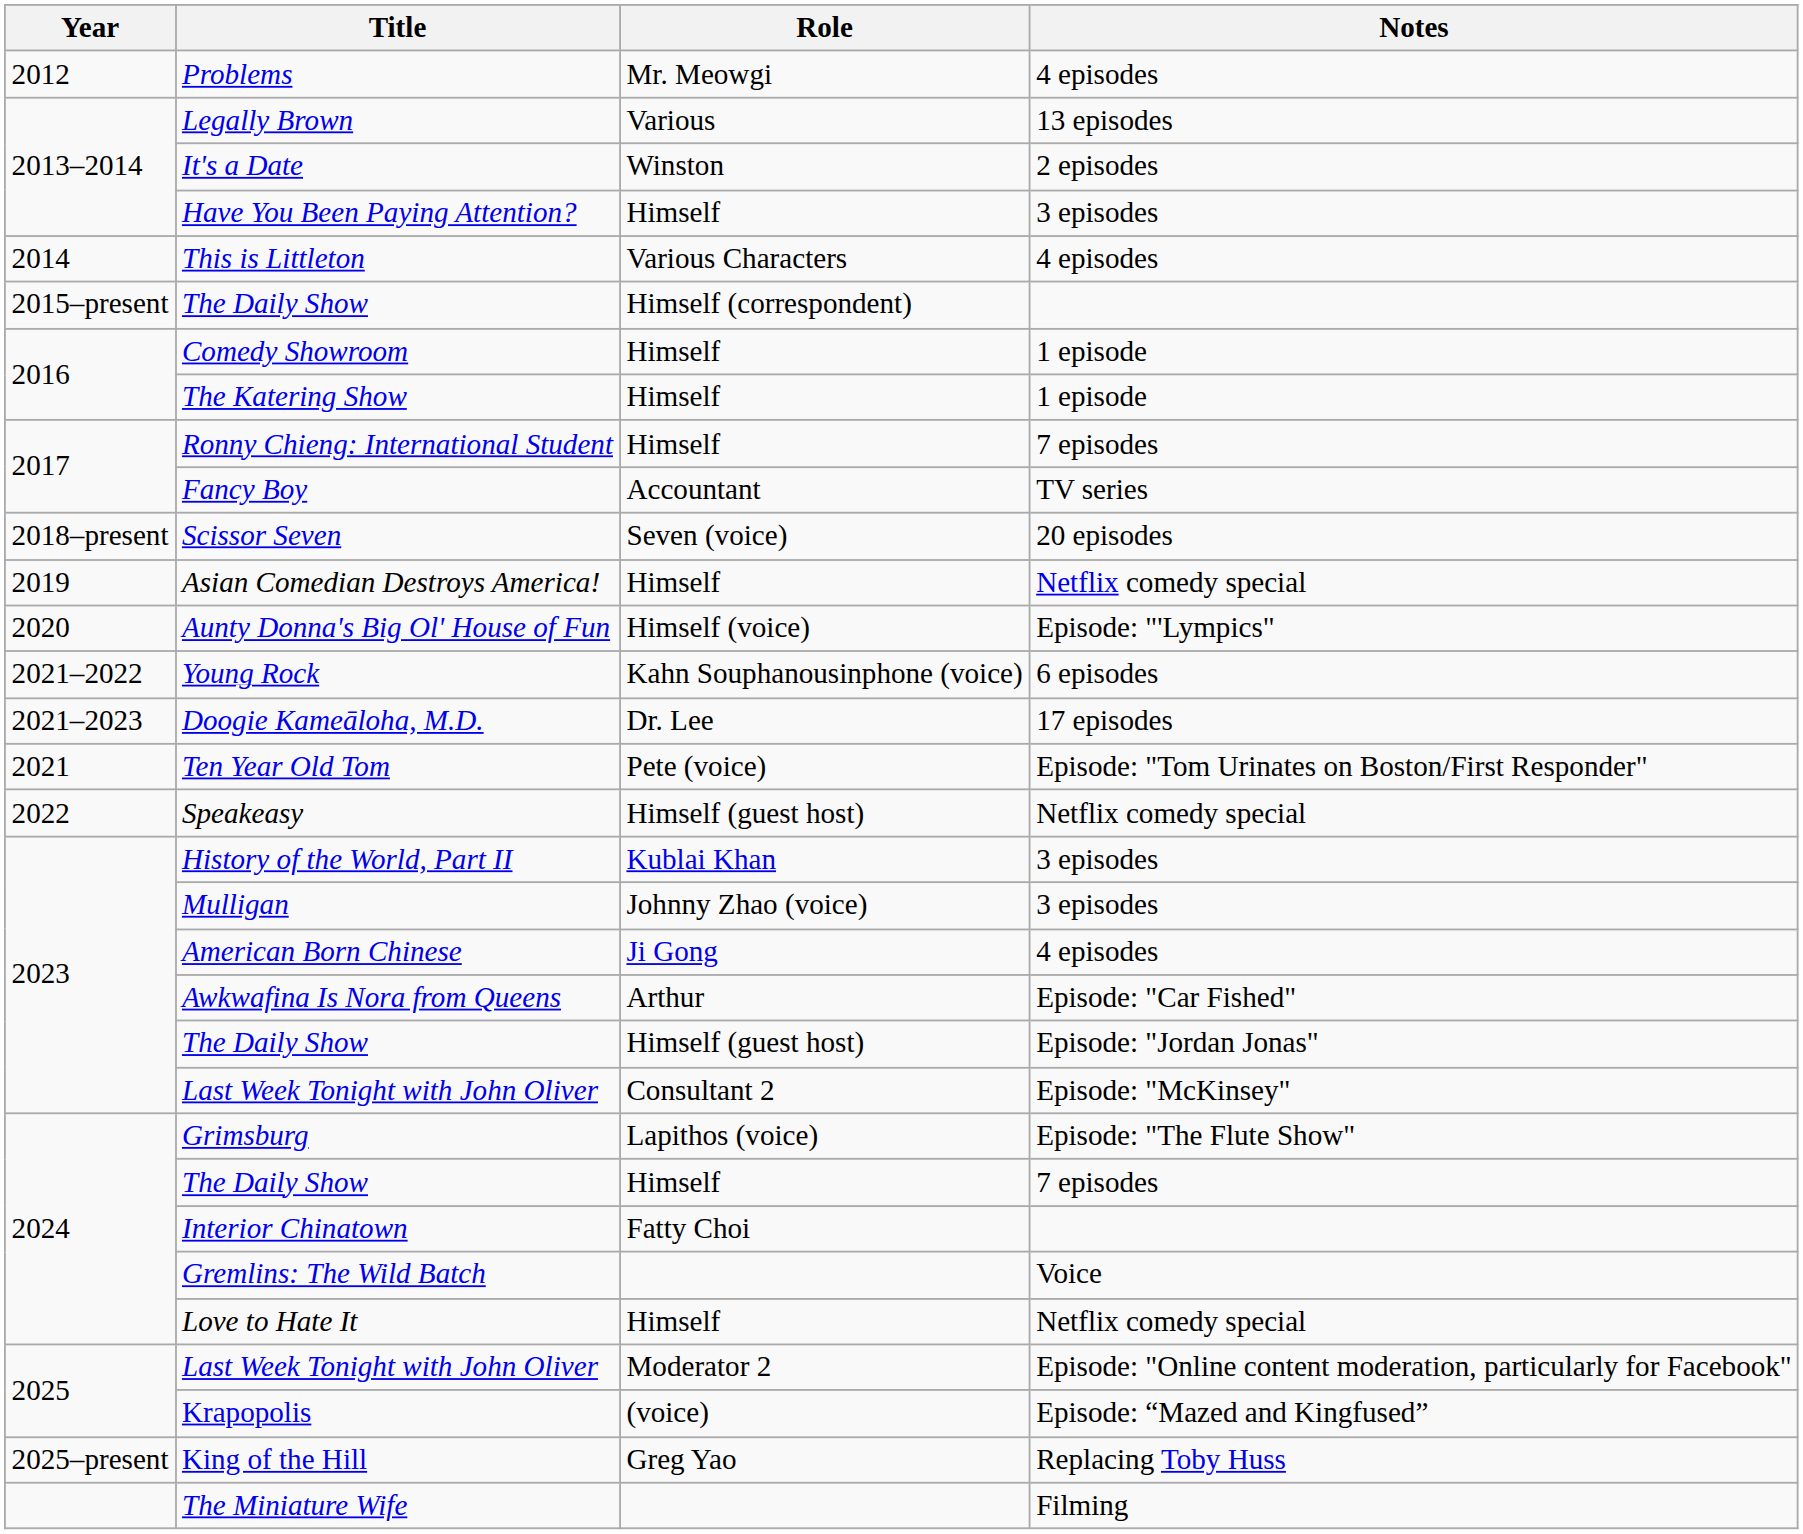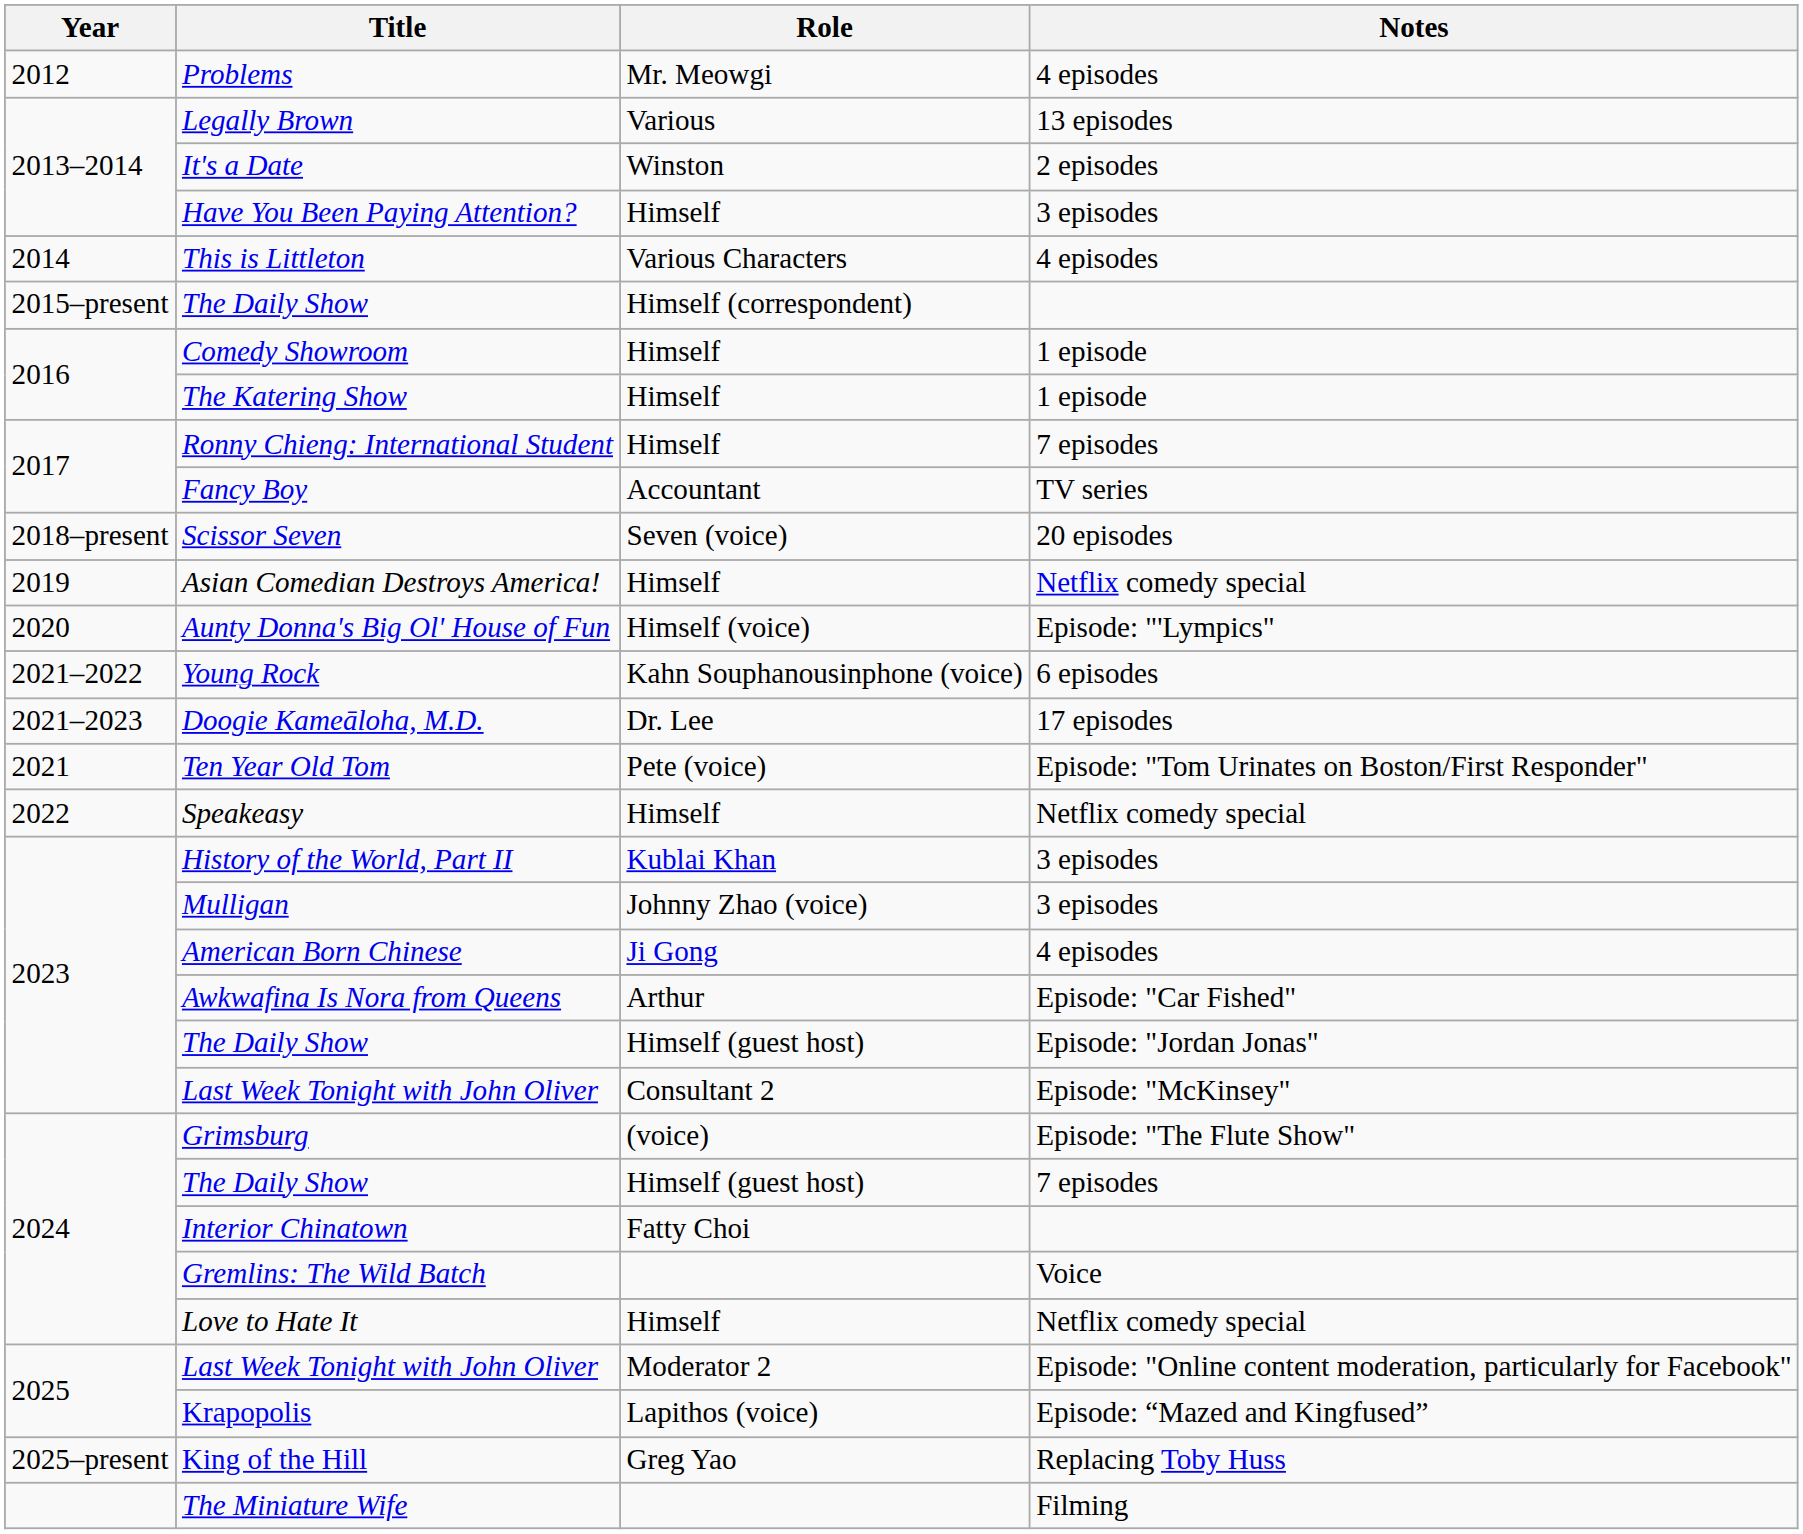(745, 812) Himself (guest host) -> (673, 812) Himself
(722, 1135) Lapithos (voice) -> (668, 1135) (voice)
(673, 1182) Himself -> (745, 1182) Himself (guest host)
(668, 1413) (voice) -> (722, 1413) Lapithos (voice)
